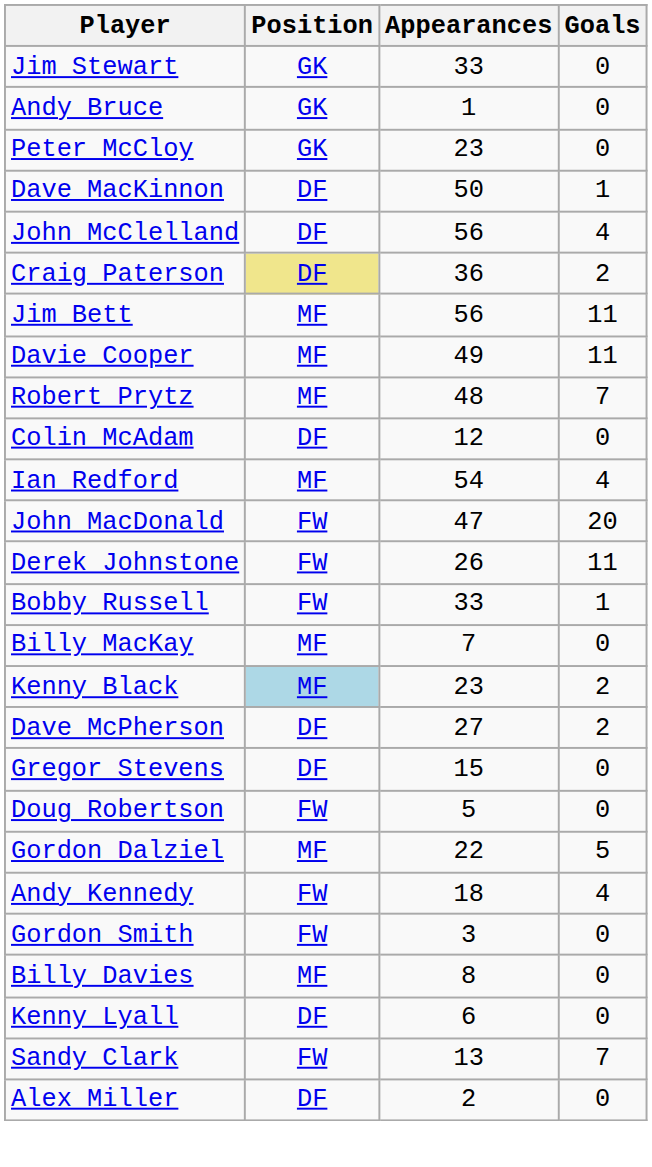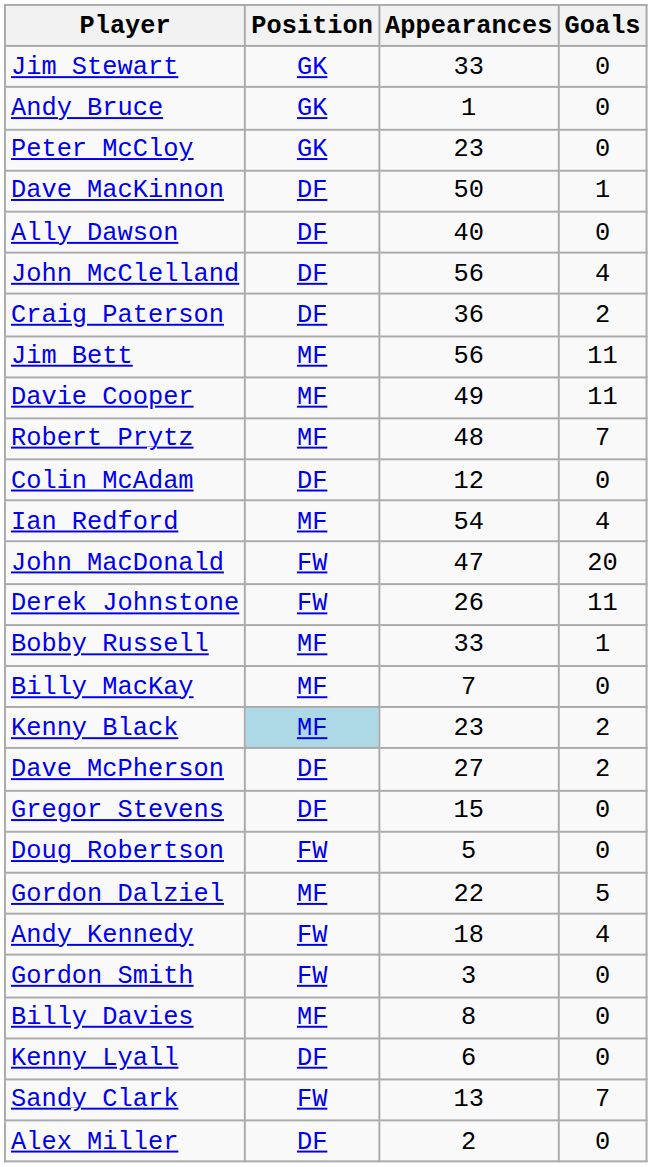+ row: (95, 232)
(312, 274) khaki background -> (312, 315) no background
(312, 604) FW -> (312, 645) MF
